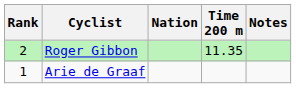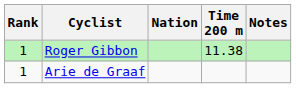(23, 51) 2 -> (23, 51) 1
(224, 51) 11.35 -> (224, 51) 11.38
